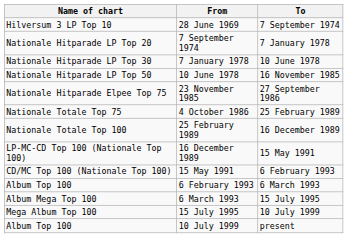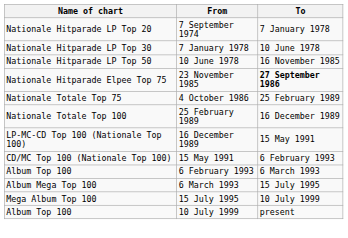- row: (209, 25)
(290, 93) normal -> (290, 80) bold
